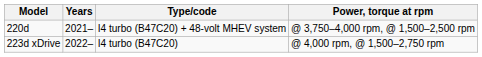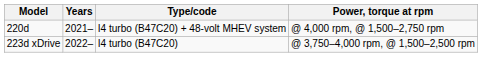(383, 28) @ 3,750–4,000 rpm, @ 1,500–2,500 rpm -> (368, 28) @ 4,000 rpm, @ 1,500–2,750 rpm
(368, 44) @ 4,000 rpm, @ 1,500–2,750 rpm -> (383, 44) @ 3,750–4,000 rpm, @ 1,500–2,500 rpm
